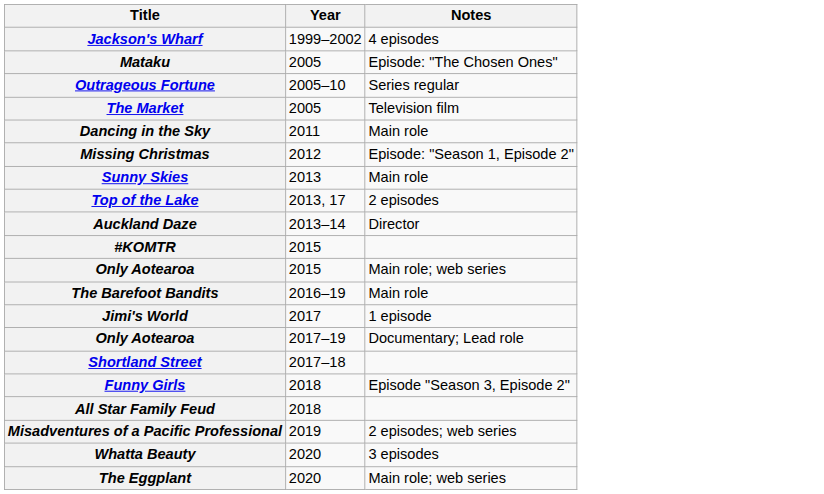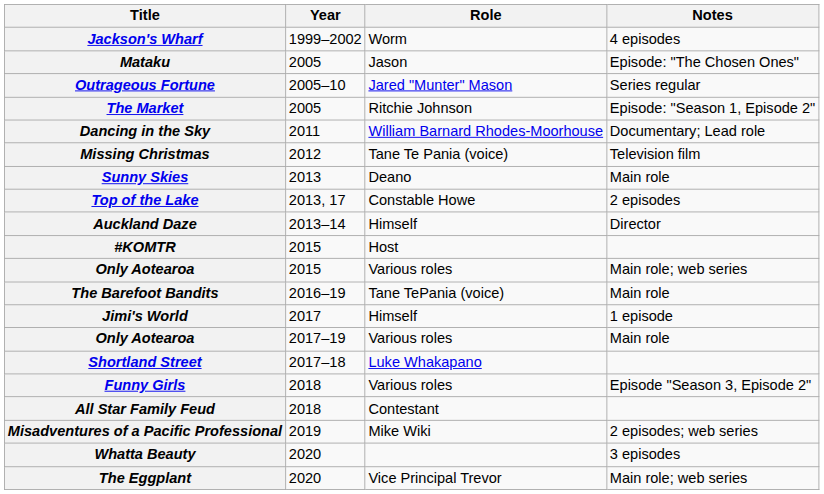+ column: (486, 16)
(414, 108) Television film -> (713, 108) Episode: "Season 1, Episode 2"
(398, 131) Main role -> (688, 131) Documentary; Lead role
(471, 154) Episode: "Season 1, Episode 2" -> (655, 154) Television film
(446, 339) Documentary; Lead role -> (640, 339) Main role
